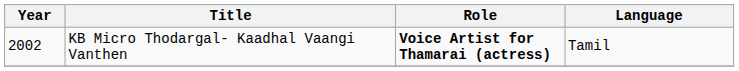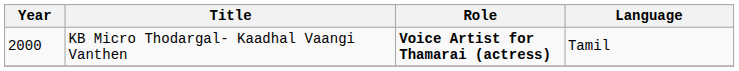(25, 47) 2002 -> (25, 47) 2000
